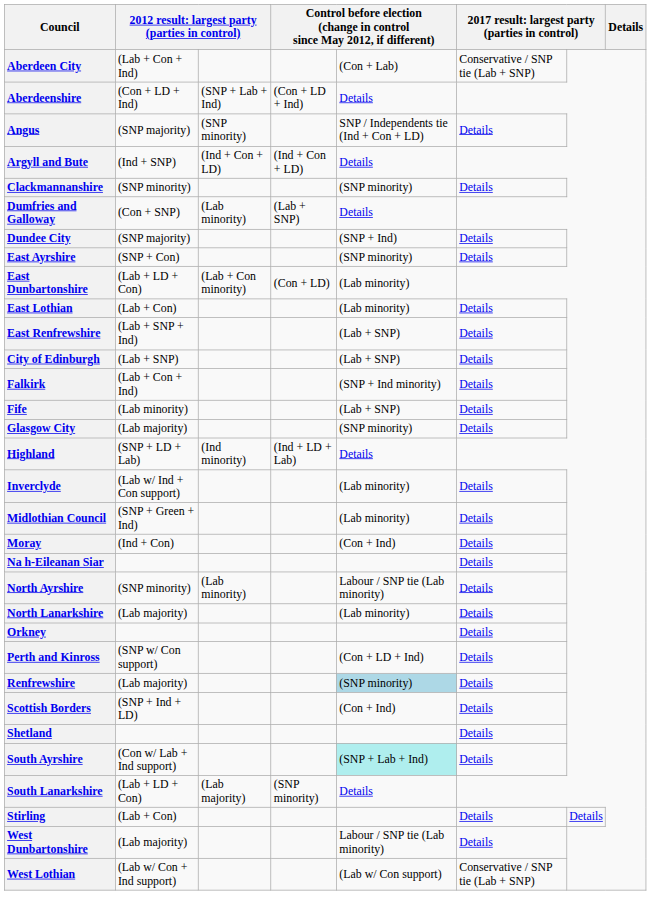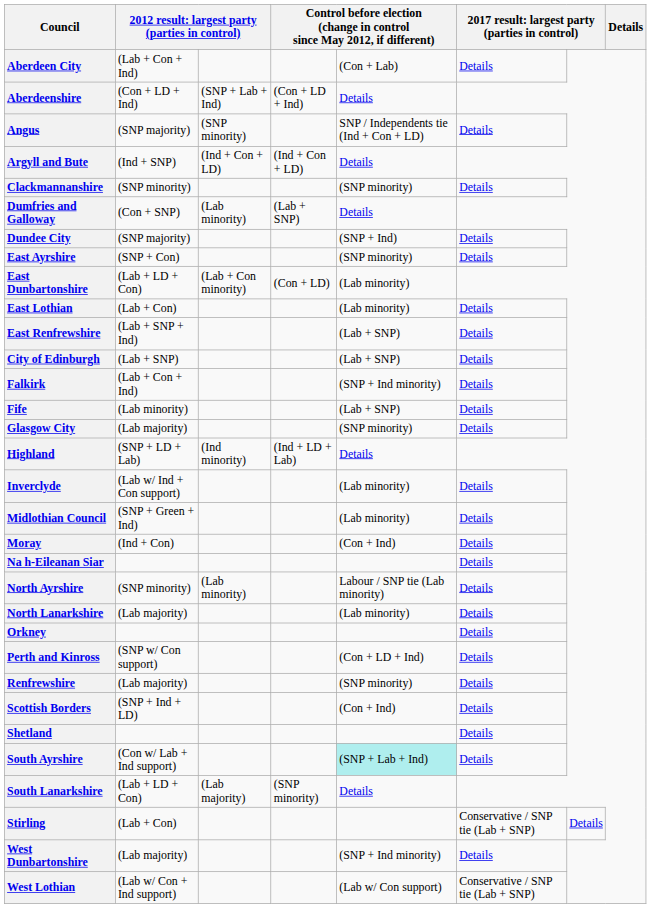(506, 65) Conservative / SNP tie (Lab + SNP) -> (476, 65) Details
(376, 683) lightblue background -> (376, 683) no background
(476, 816) Details -> (506, 823) Conservative / SNP tie (Lab + SNP)
(392, 842) Labour / SNP tie (Lab minority) -> (390, 855) (SNP + Ind minority)
